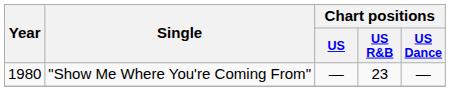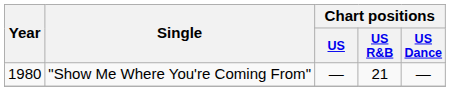(380, 74) 23 -> (380, 74) 21
